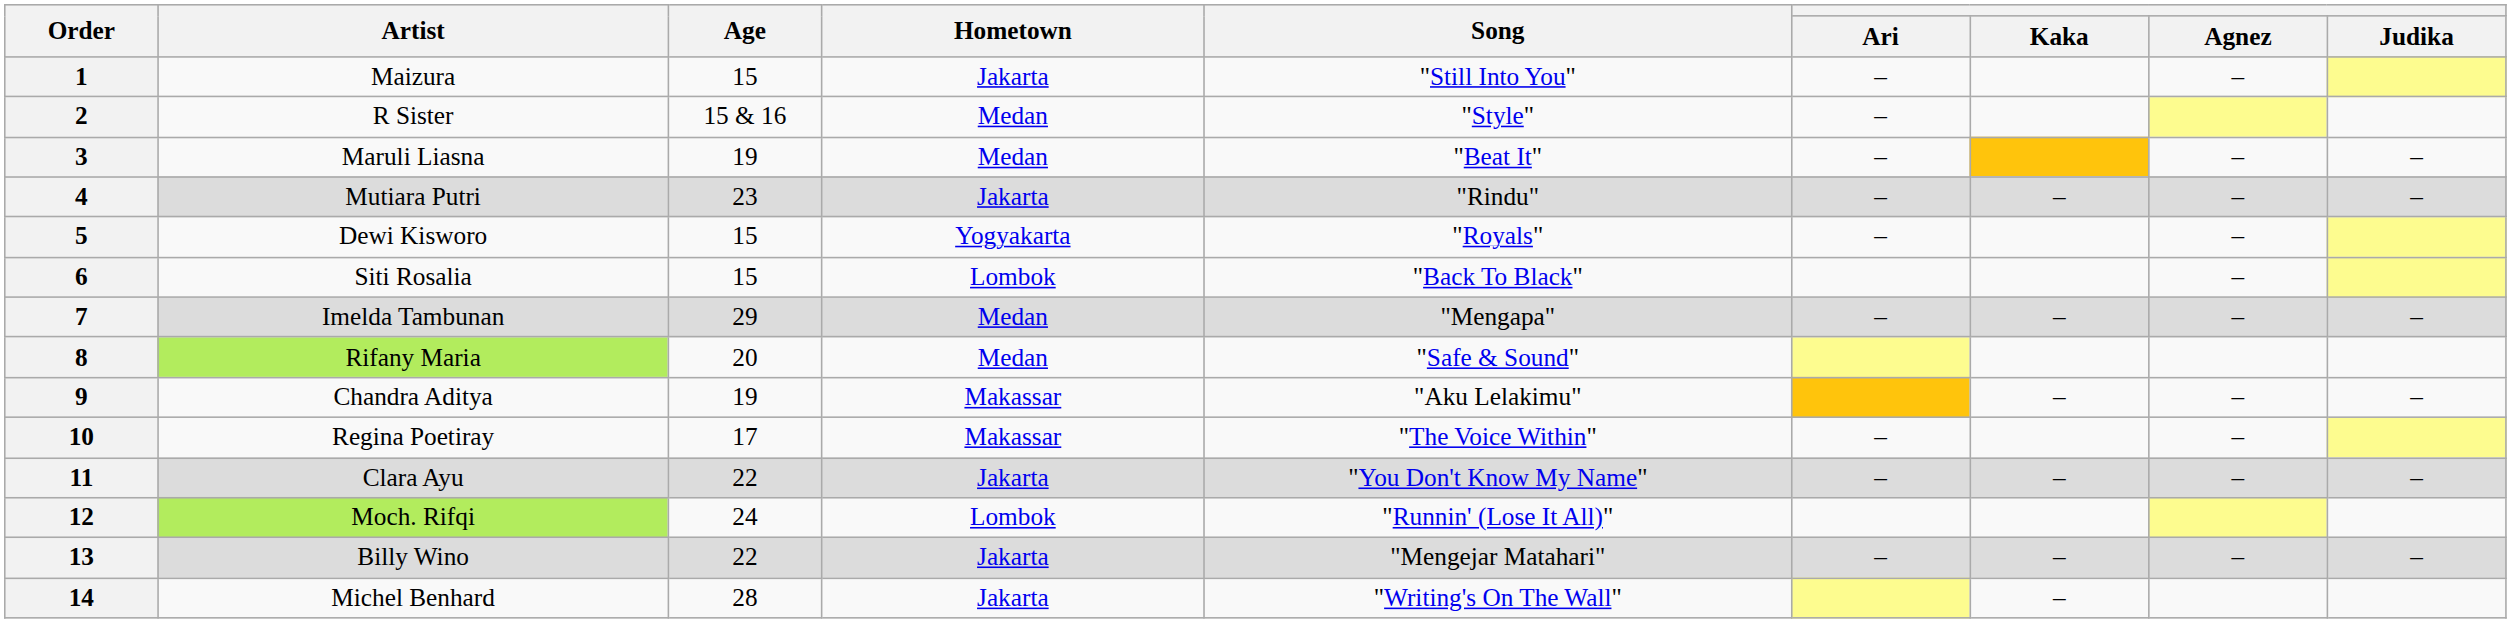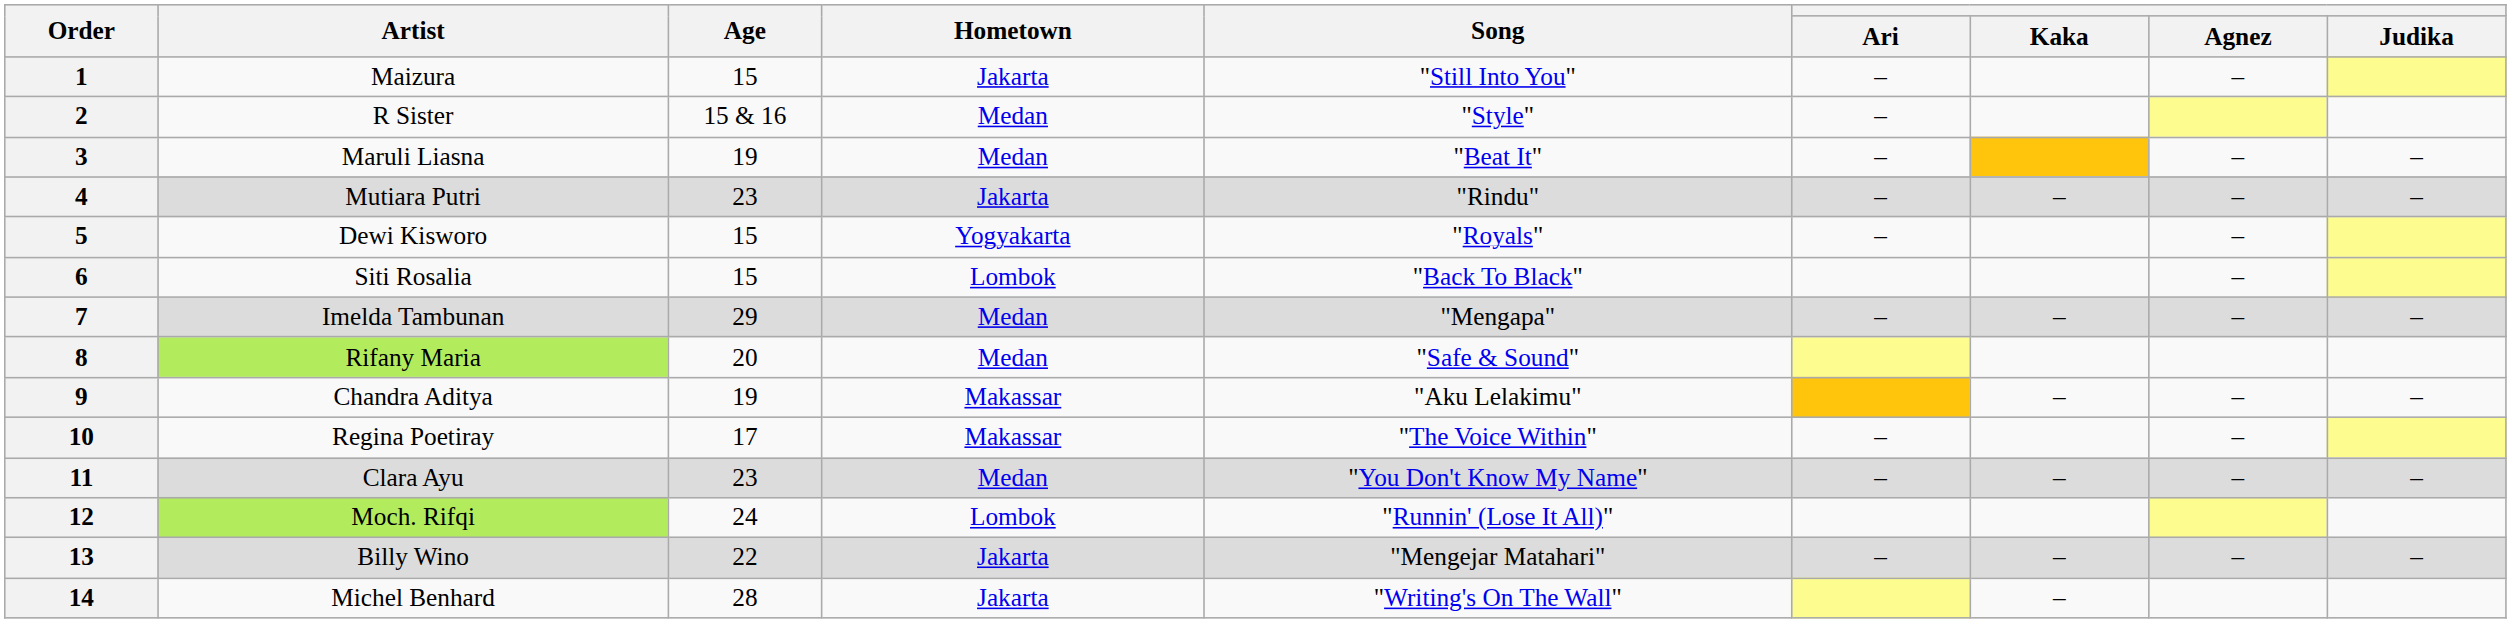(745, 477) 22 -> (745, 477) 23
(1013, 477) Jakarta -> (1013, 477) Medan
